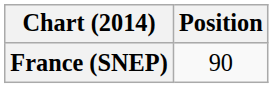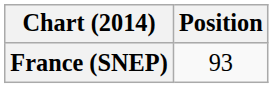(221, 62) 90 -> (221, 62) 93
